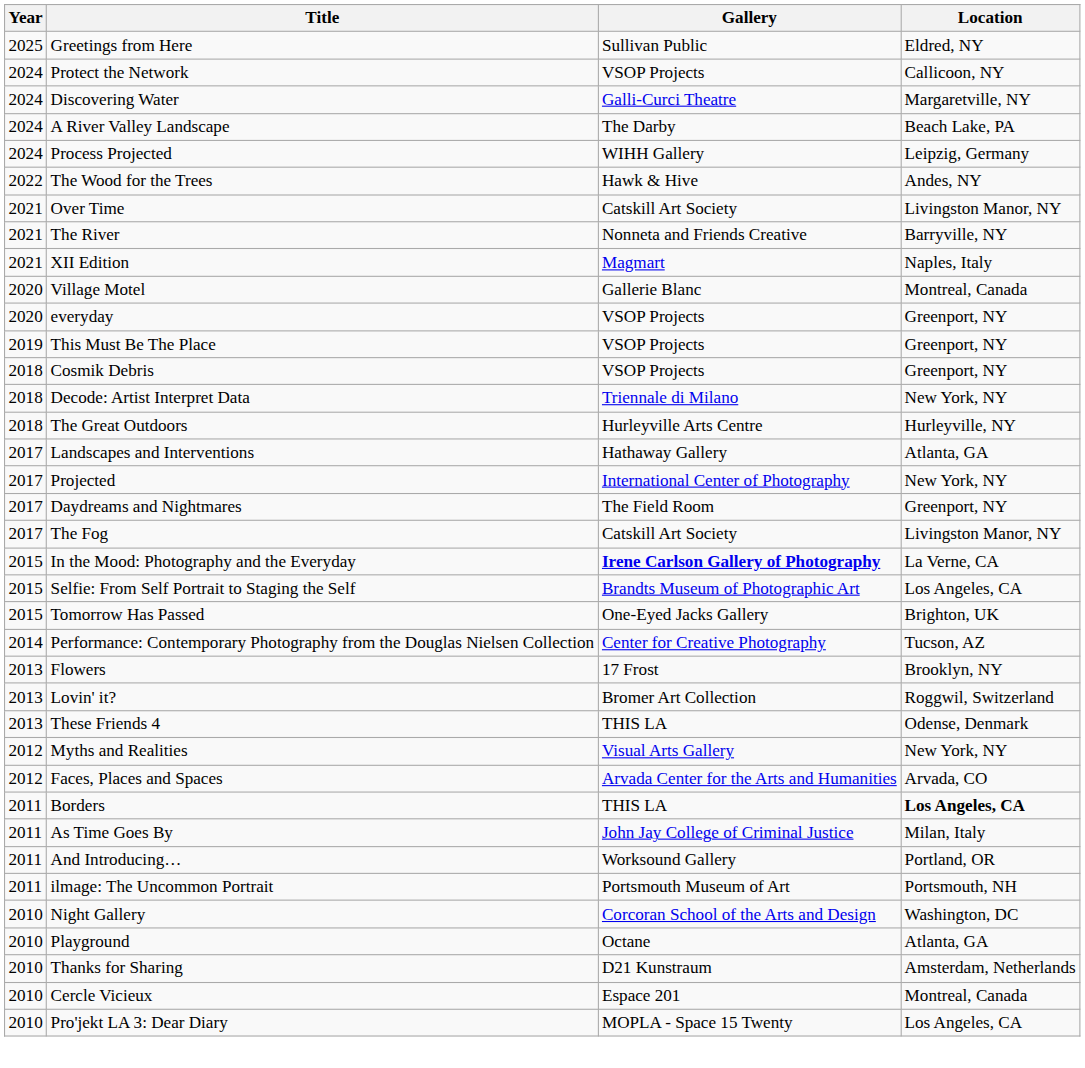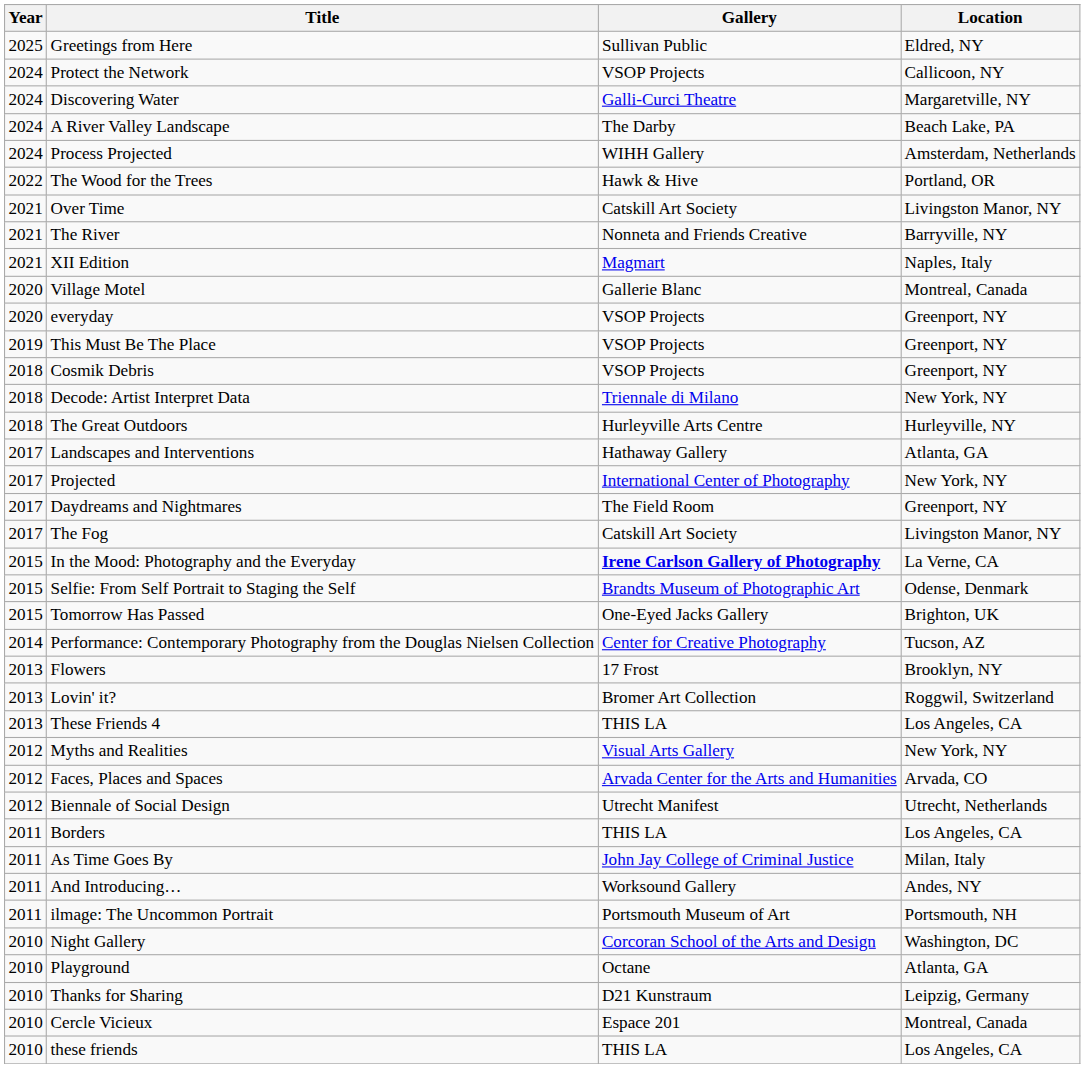(967, 153) Leipzig, Germany -> (990, 153) Amsterdam, Netherlands
(943, 180) Andes, NY -> (950, 180) Portland, OR
(963, 588) Los Angeles, CA -> (966, 588) Odense, Denmark
(966, 724) Odense, Denmark -> (963, 724) Los Angeles, CA
+ row: (140, 805)
(965, 805) bold -> (963, 832) normal
(950, 859) Portland, OR -> (943, 886) Andes, NY
(990, 968) Amsterdam, Netherlands -> (967, 995) Leipzig, Germany
- row: (139, 1022)
+ row: (94, 1049)
